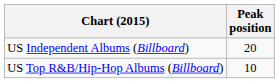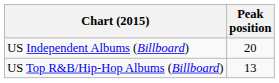(250, 68) 10 -> (250, 68) 13
